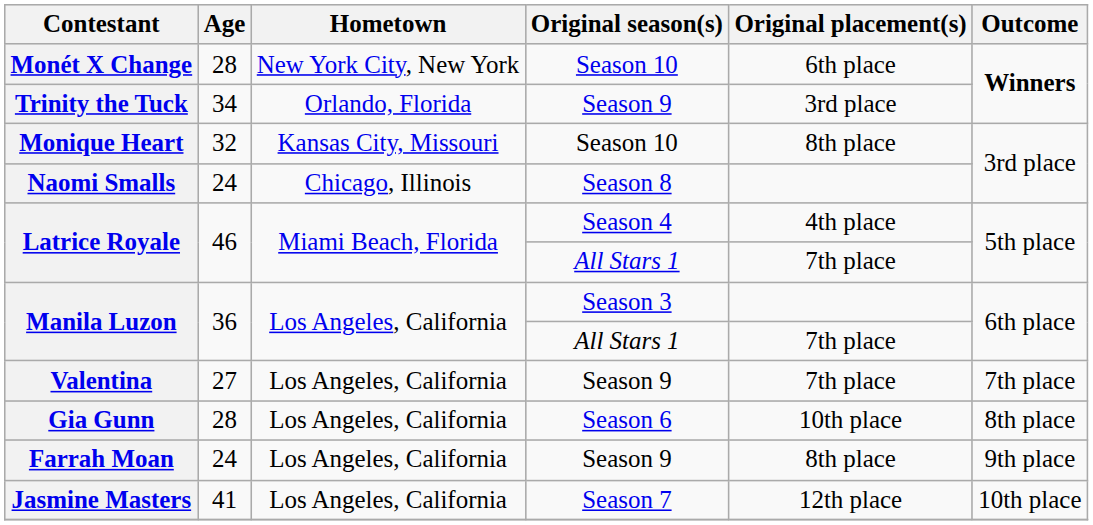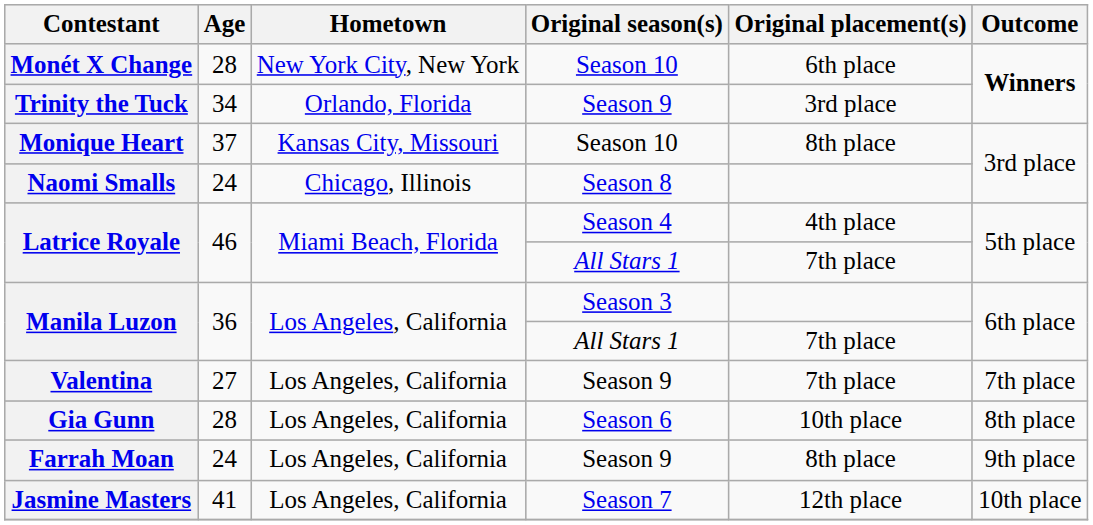(224, 143) 32 -> (224, 143) 37
